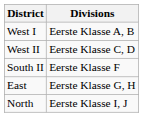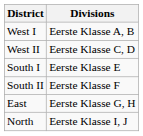+ row: (24, 67)
